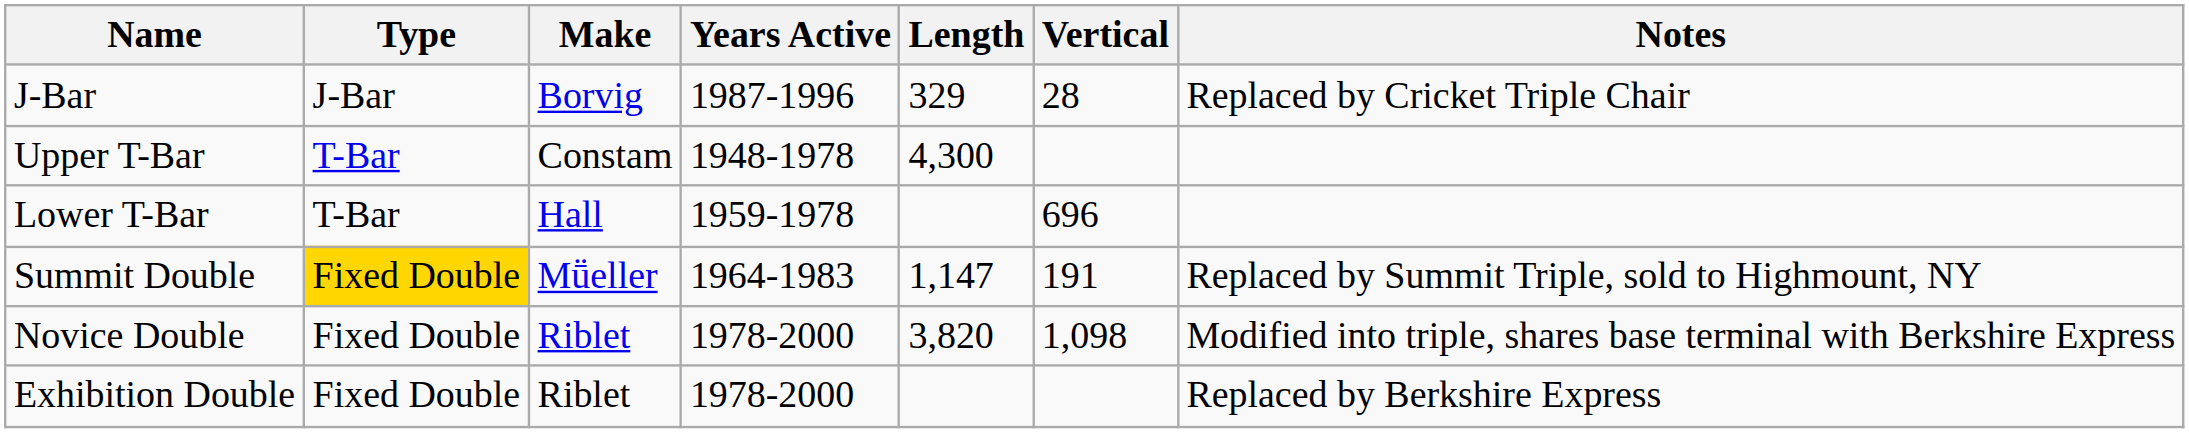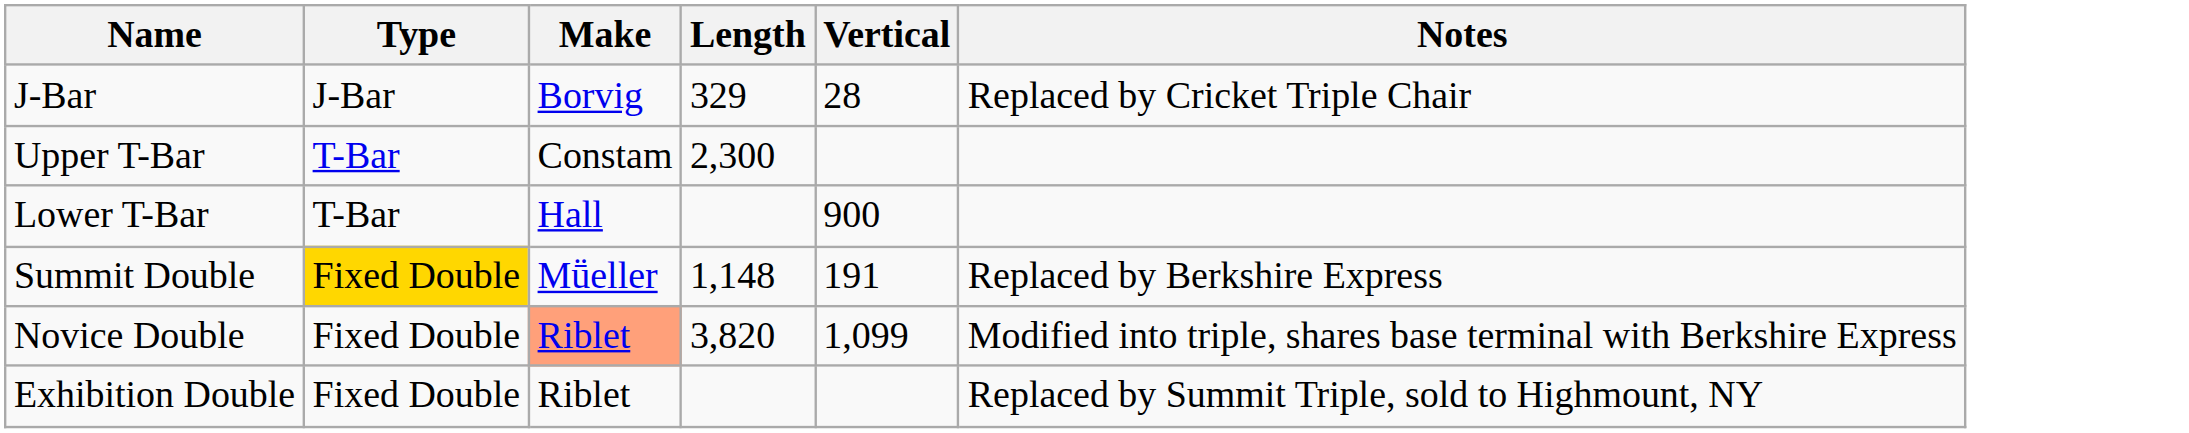- column: (790, 34)
(951, 154) 4,300 -> (733, 154) 2,300
(1070, 214) 696 -> (852, 214) 900
(951, 275) 1,147 -> (733, 275) 1,148
(1584, 275) Replaced by Summit Triple, sold to Highmount, NY -> (1205, 275) Replaced by Berkshire Express
(584, 335) no background -> (584, 335) lightsalmon background
(1085, 335) 1,098 -> (866, 335) 1,099
(1424, 395) Replaced by Berkshire Express -> (1365, 395) Replaced by Summit Triple, sold to Highmount, NY
